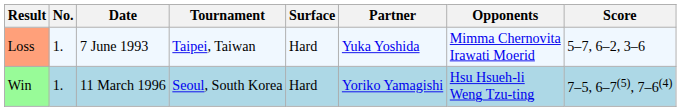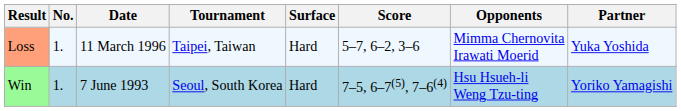columns swapped: (393, 15) <-> (620, 15)
(114, 46) 7 June 1993 -> (123, 46) 11 March 1996
(123, 85) 11 March 1996 -> (114, 85) 7 June 1993
